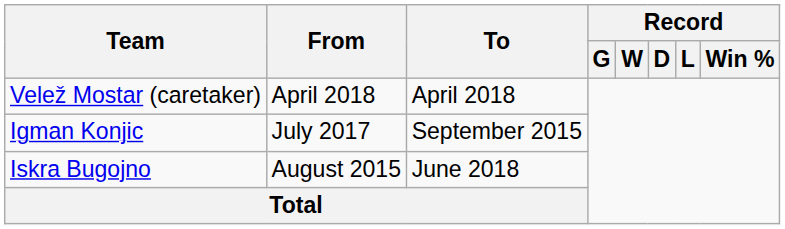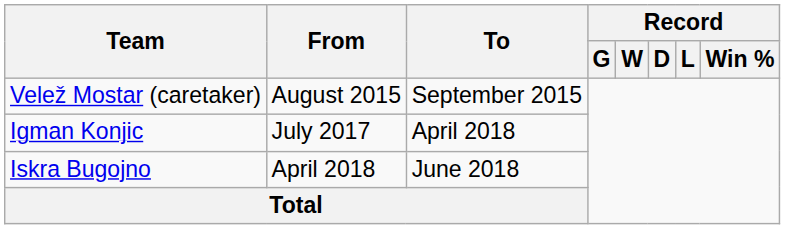(323, 95) April 2018 -> (336, 95) August 2015
(464, 95) April 2018 -> (497, 95) September 2015
(497, 132) September 2015 -> (464, 132) April 2018
(336, 168) August 2015 -> (323, 168) April 2018
